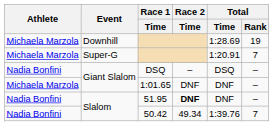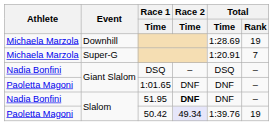(43, 85) Michaela Marzola -> (40, 85) Paoletta Magoni
(34, 114) Nadia Bonfini -> (40, 114) Paoletta Magoni
(190, 114) no background -> (190, 114) lavender background
(255, 114) 7 -> (255, 114) 19
